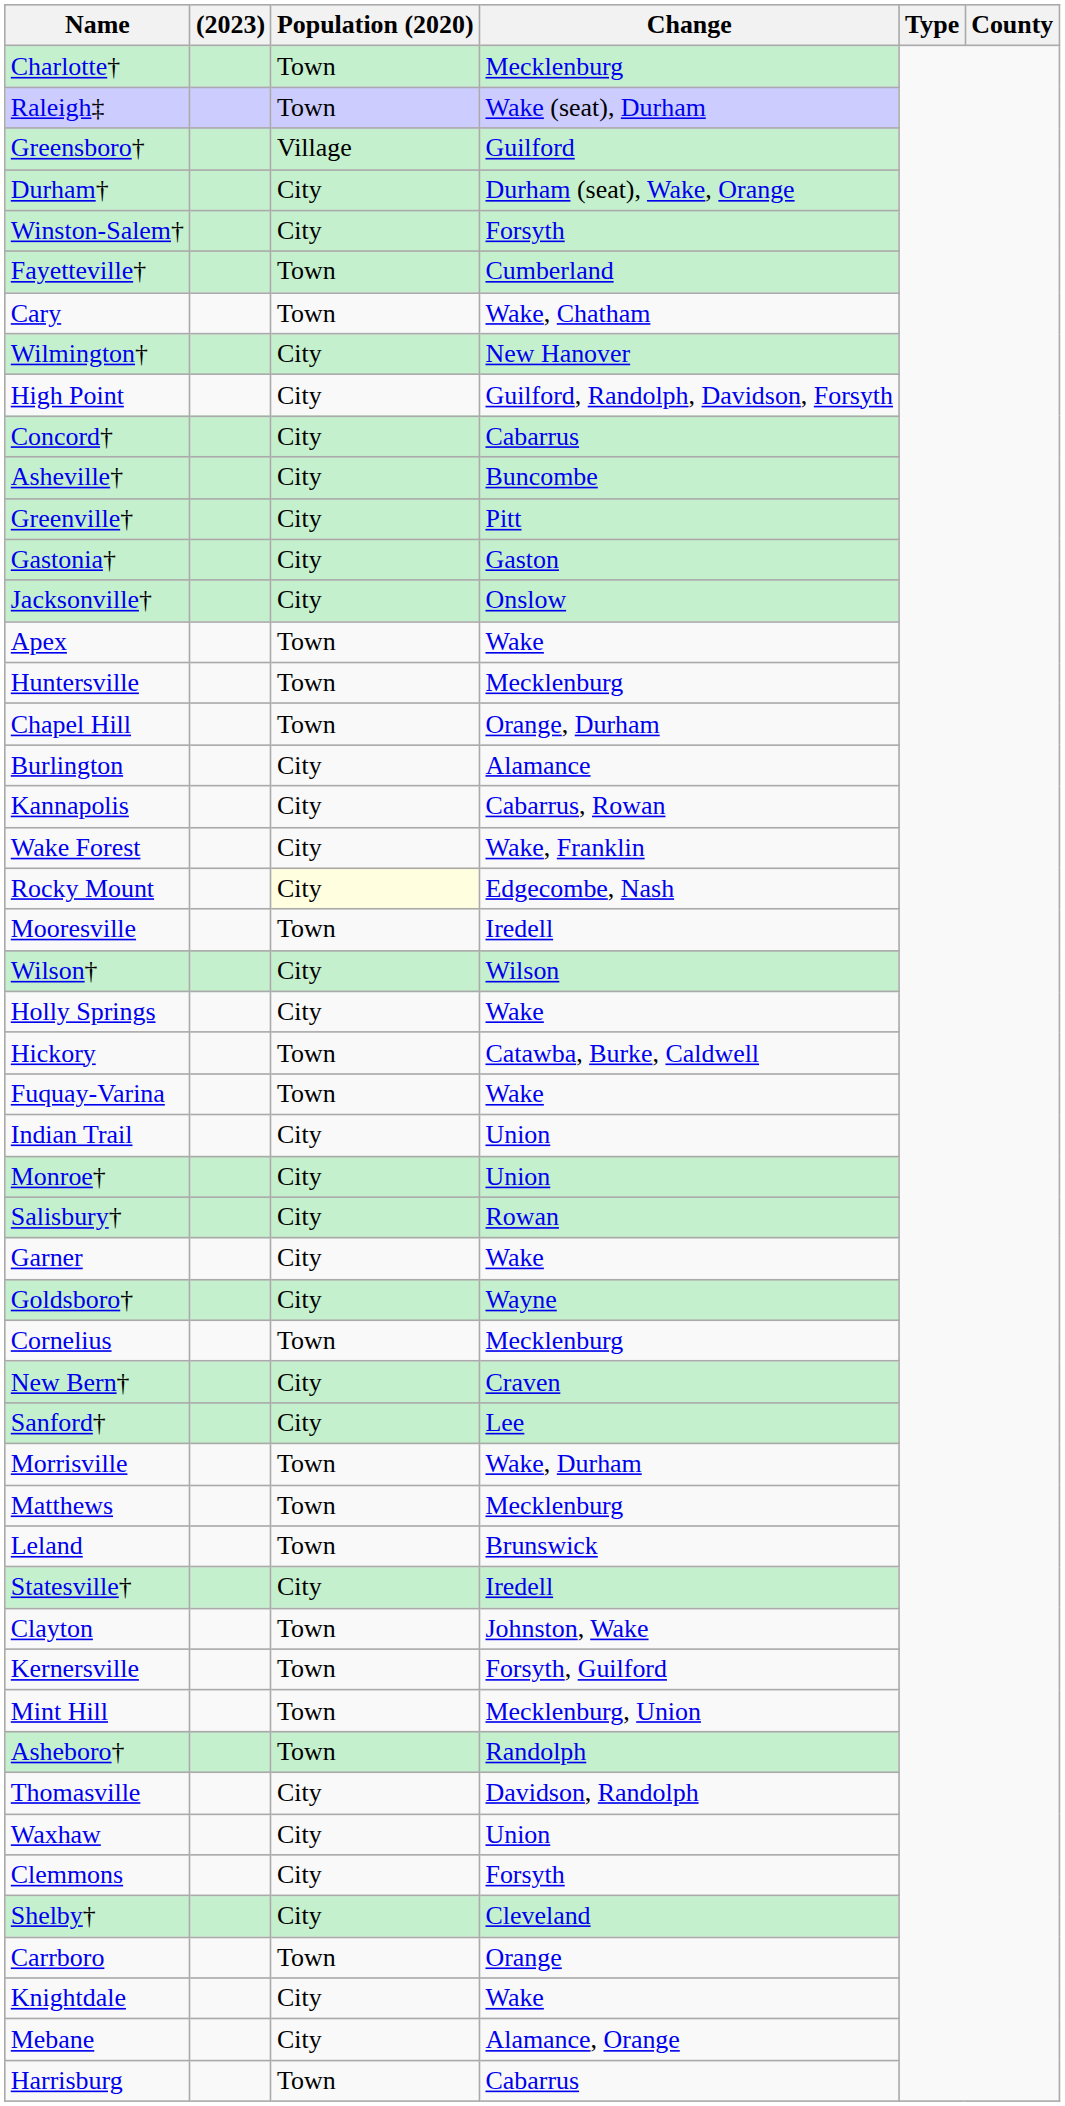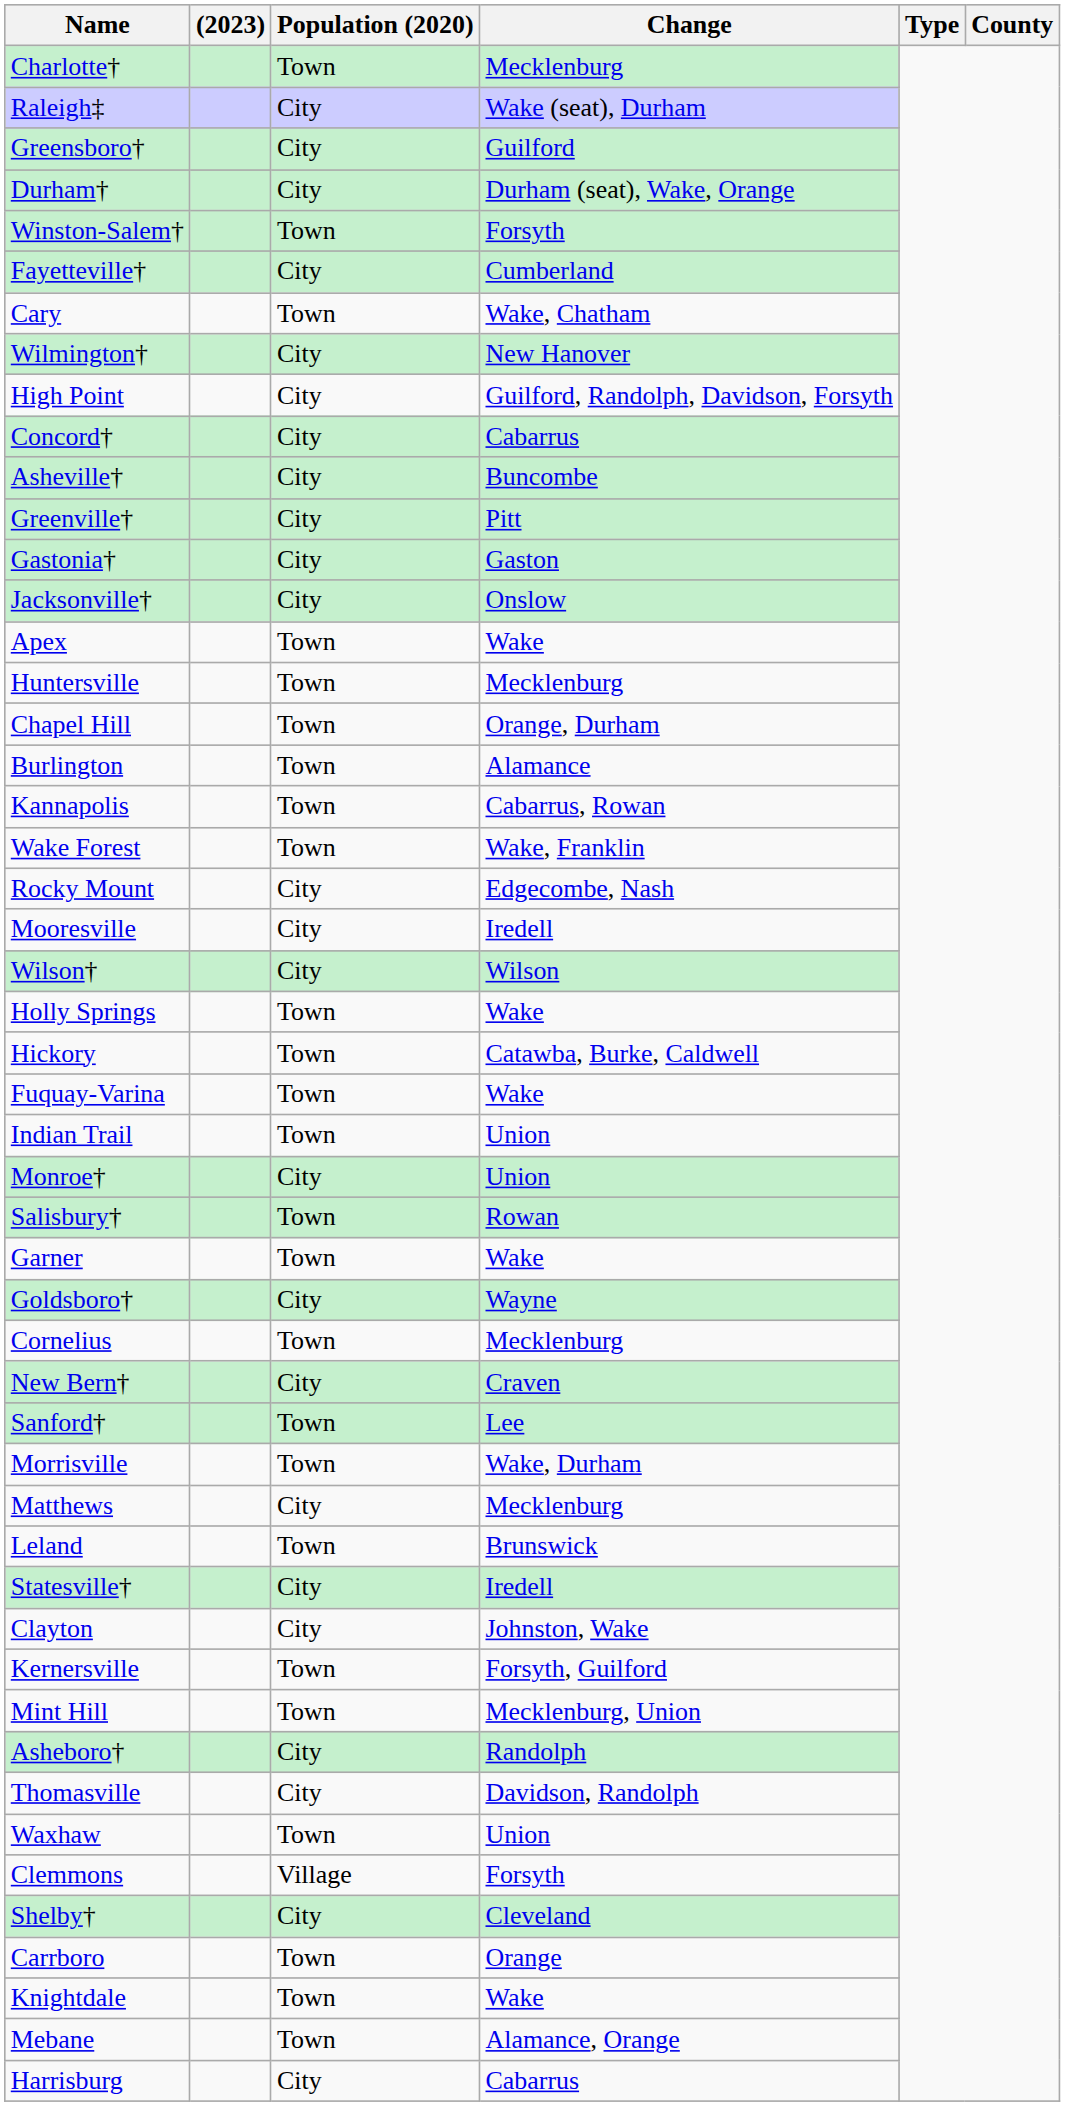(306, 107) Town -> (299, 107) City
(314, 148) Village -> (299, 148) City
(299, 230) City -> (306, 230) Town
(306, 271) Town -> (299, 271) City
(299, 764) City -> (306, 764) Town
(299, 806) City -> (306, 806) Town
(299, 847) City -> (306, 847) Town
(299, 888) lightyellow background -> (299, 888) no background
(306, 929) Town -> (299, 929) City
(299, 1011) City -> (306, 1011) Town
(299, 1134) City -> (306, 1134) Town
(299, 1217) City -> (306, 1217) Town
(299, 1258) City -> (306, 1258) Town
(299, 1422) City -> (306, 1422) Town
(306, 1504) Town -> (299, 1504) City
(306, 1628) Town -> (299, 1628) City
(306, 1751) Town -> (299, 1751) City
(299, 1833) City -> (306, 1833) Town
(299, 1874) City -> (314, 1874) Village
(299, 1998) City -> (306, 1998) Town
(299, 2039) City -> (306, 2039) Town
(306, 2080) Town -> (299, 2080) City
